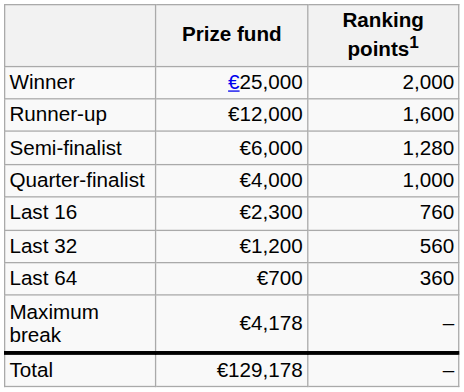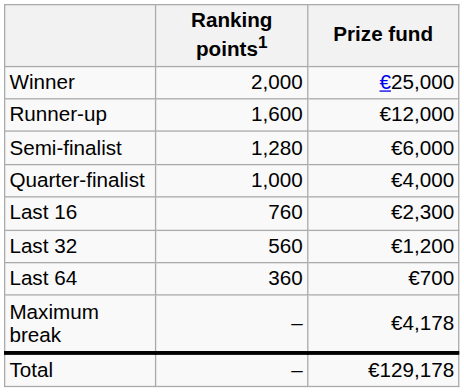columns swapped: (232, 35) <-> (383, 35)
